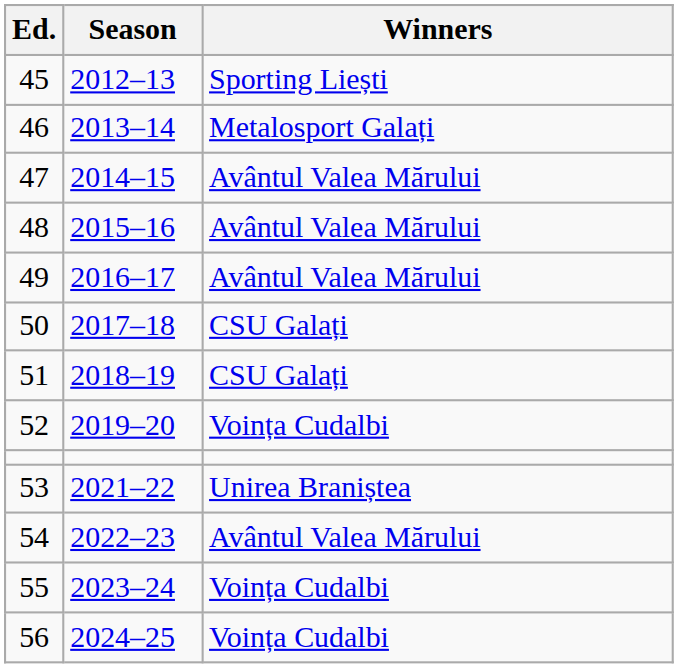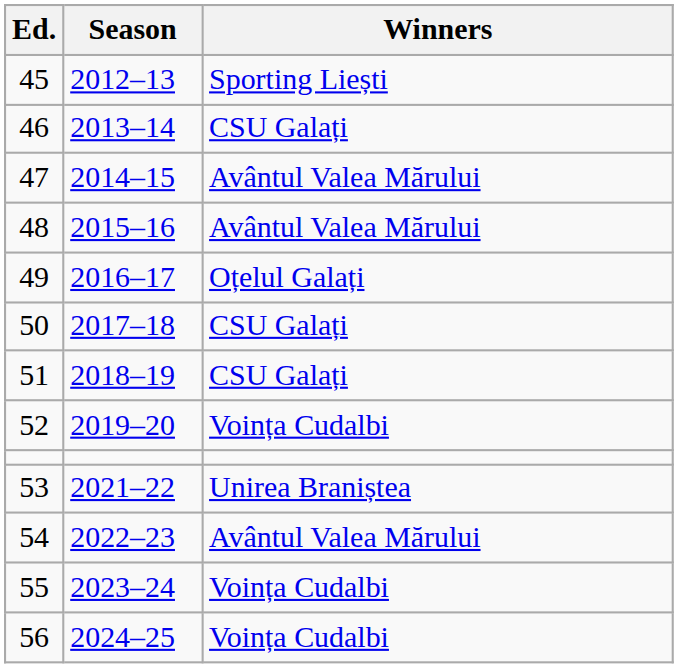(322, 128) Metalosport Galați -> (278, 128) CSU Galați
(345, 276) Avântul Valea Mărului -> (287, 276) Oțelul Galați
